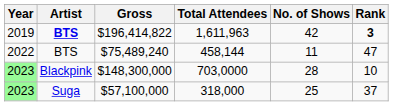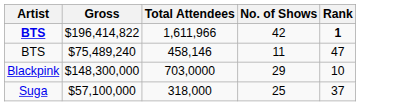- column: (21, 14)
(222, 33) 1,611,963 -> (190, 33) 1,611,966
(370, 33) 3 -> (338, 33) 1
(222, 52) 458,144 -> (190, 52) 458,146
(311, 71) 28 -> (279, 71) 29
